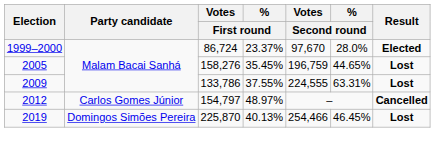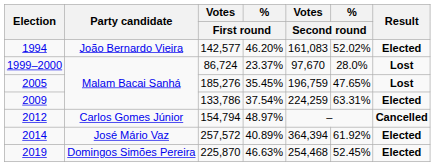+ row: (35, 48)
(402, 48) Elected -> (402, 65) Lost
(221, 65) 158,276 -> (221, 83) 185,276
(352, 65) 44.65% -> (352, 83) 47.65%
(264, 83) 37.55% -> (264, 100) 37.54%
(308, 83) 224,555 -> (308, 100) 224,259
(402, 83) Lost -> (402, 100) Elected
(221, 100) 154,797 -> (221, 118) 154,794
+ row: (35, 135)
(264, 118) 40.13% -> (264, 153) 46.63%
(308, 118) 254,466 -> (308, 153) 254,468
(352, 118) 46.45% -> (352, 153) 52.45%
(402, 118) Lost -> (402, 153) Elected
